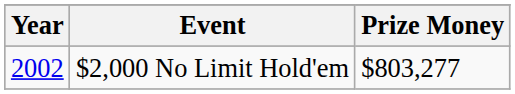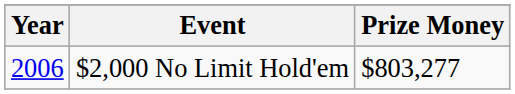(37, 67) 2002 -> (37, 67) 2006
